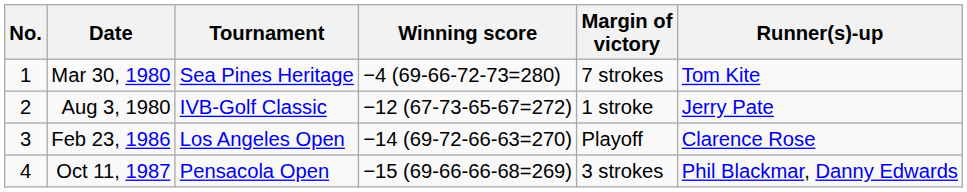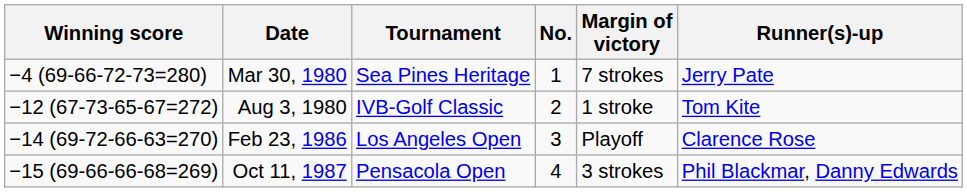columns swapped: (26, 32) <-> (468, 32)
(721, 75) Tom Kite -> (728, 75) Jerry Pate
(728, 107) Jerry Pate -> (721, 107) Tom Kite
